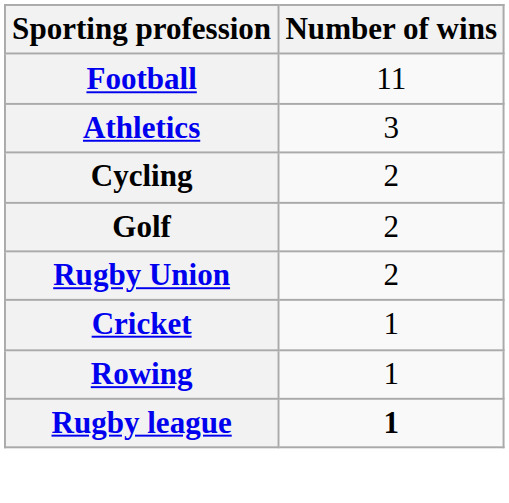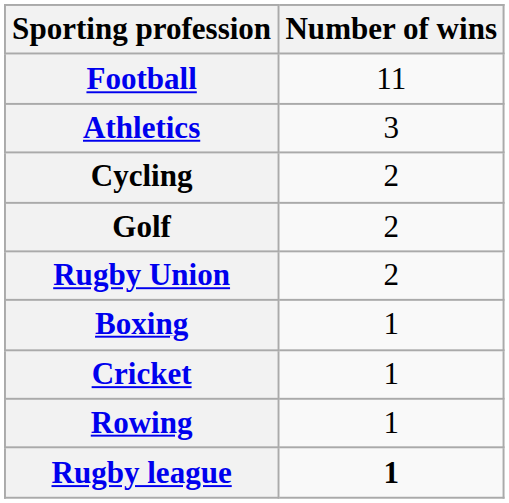+ row: (142, 324)
